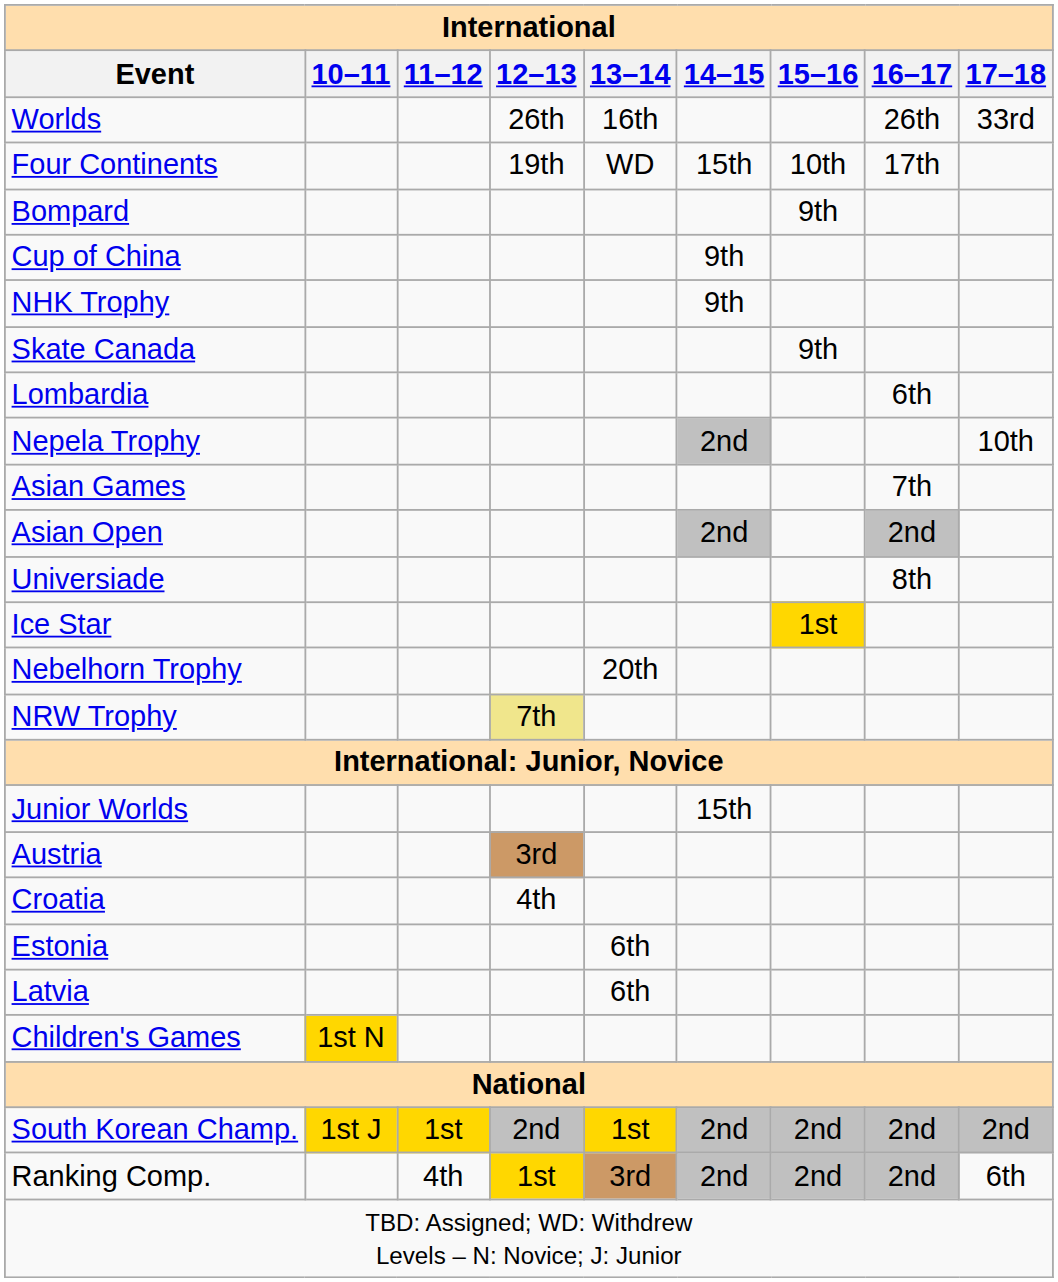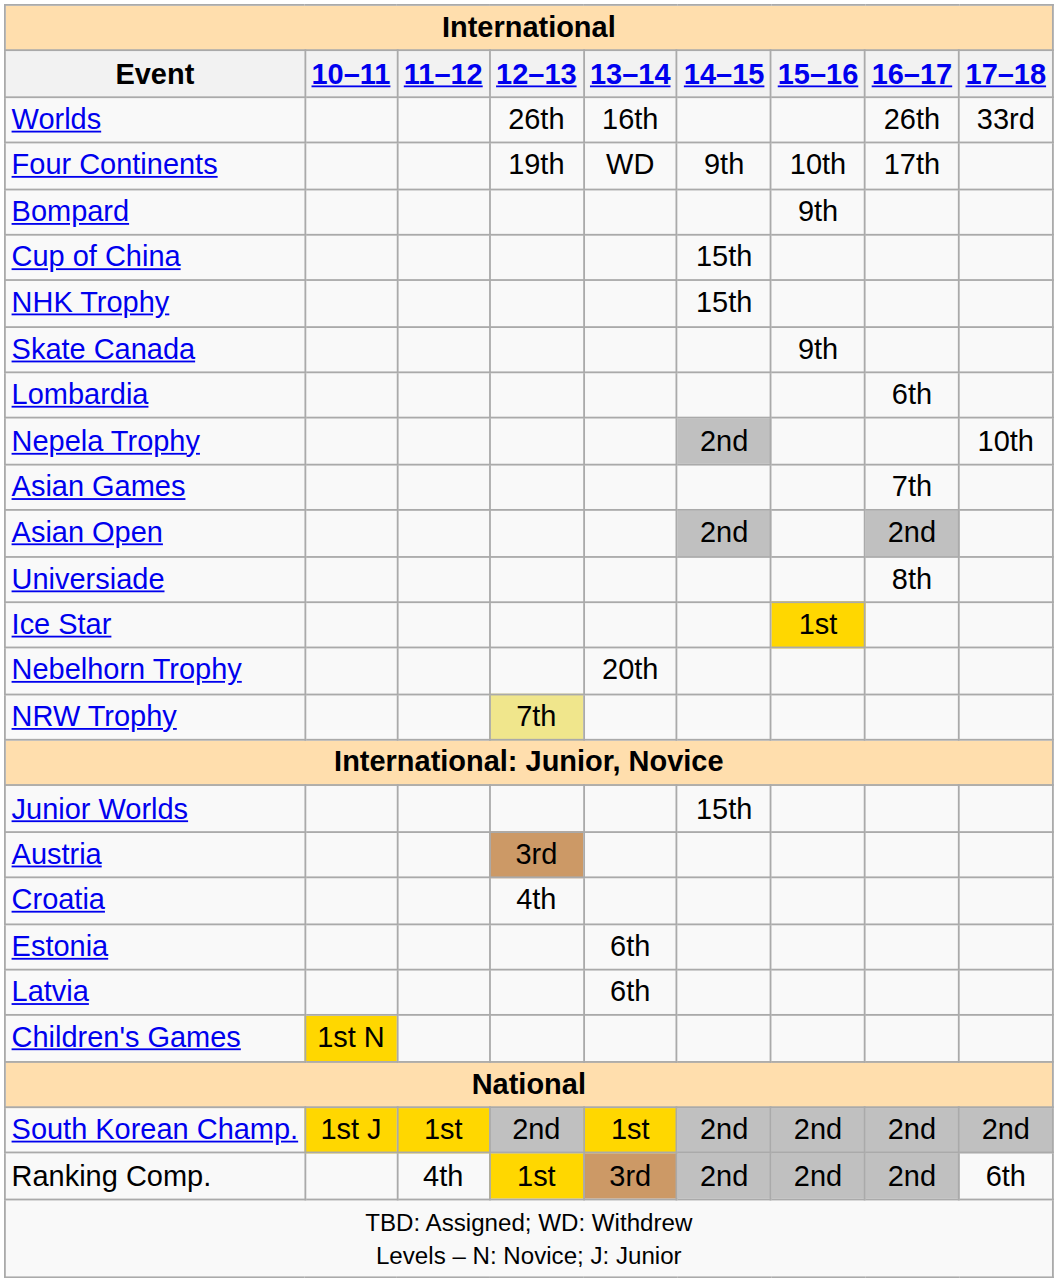(724, 165) 15th -> (724, 165) 9th
(724, 257) 9th -> (724, 257) 15th
(724, 303) 9th -> (724, 303) 15th
